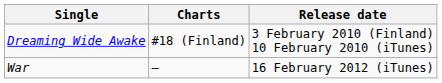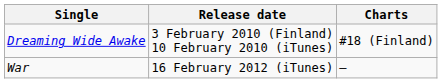columns swapped: (343, 14) <-> (199, 14)
